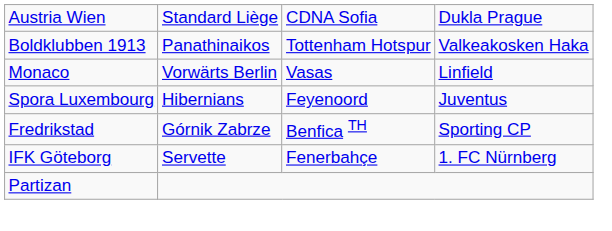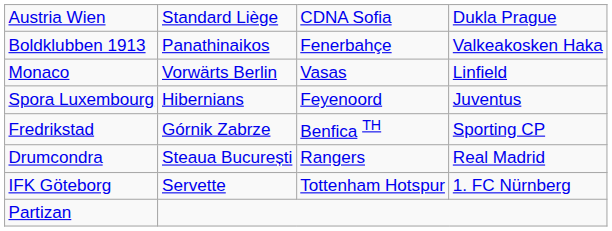(358, 45) Tottenham Hotspur -> (346, 45) Fenerbahçe
+ row: (56, 158)
(332, 158) Fenerbahçe -> (373, 185) Tottenham Hotspur
